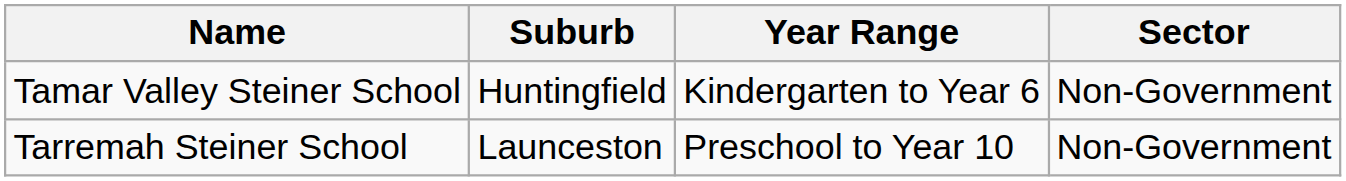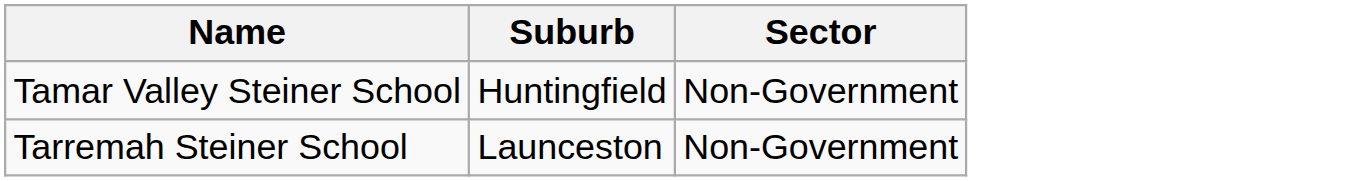- column: (862, 32)
